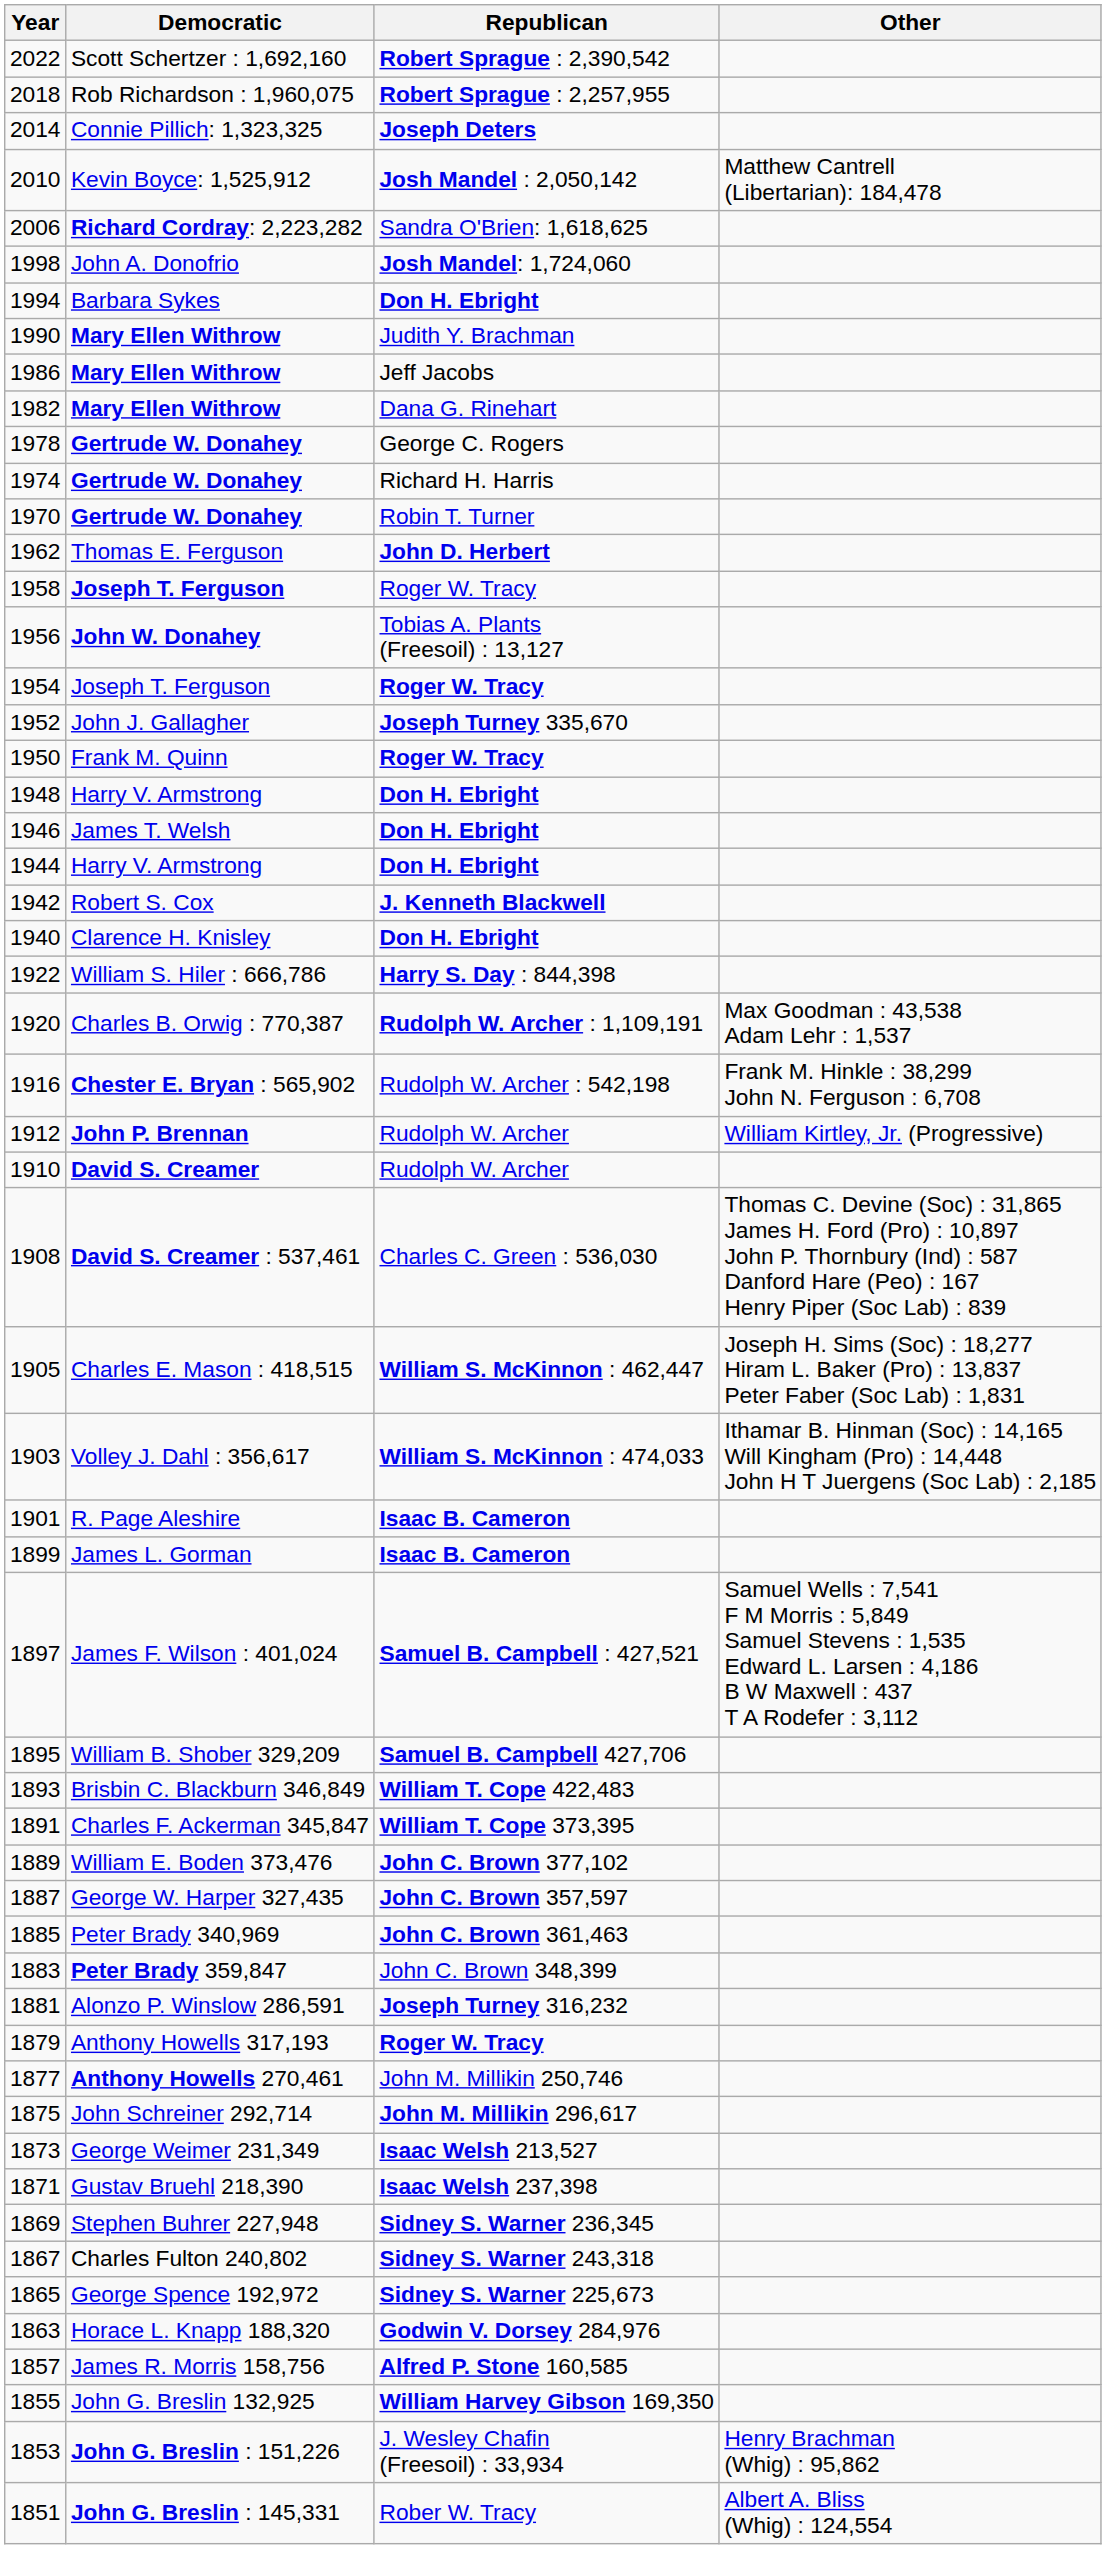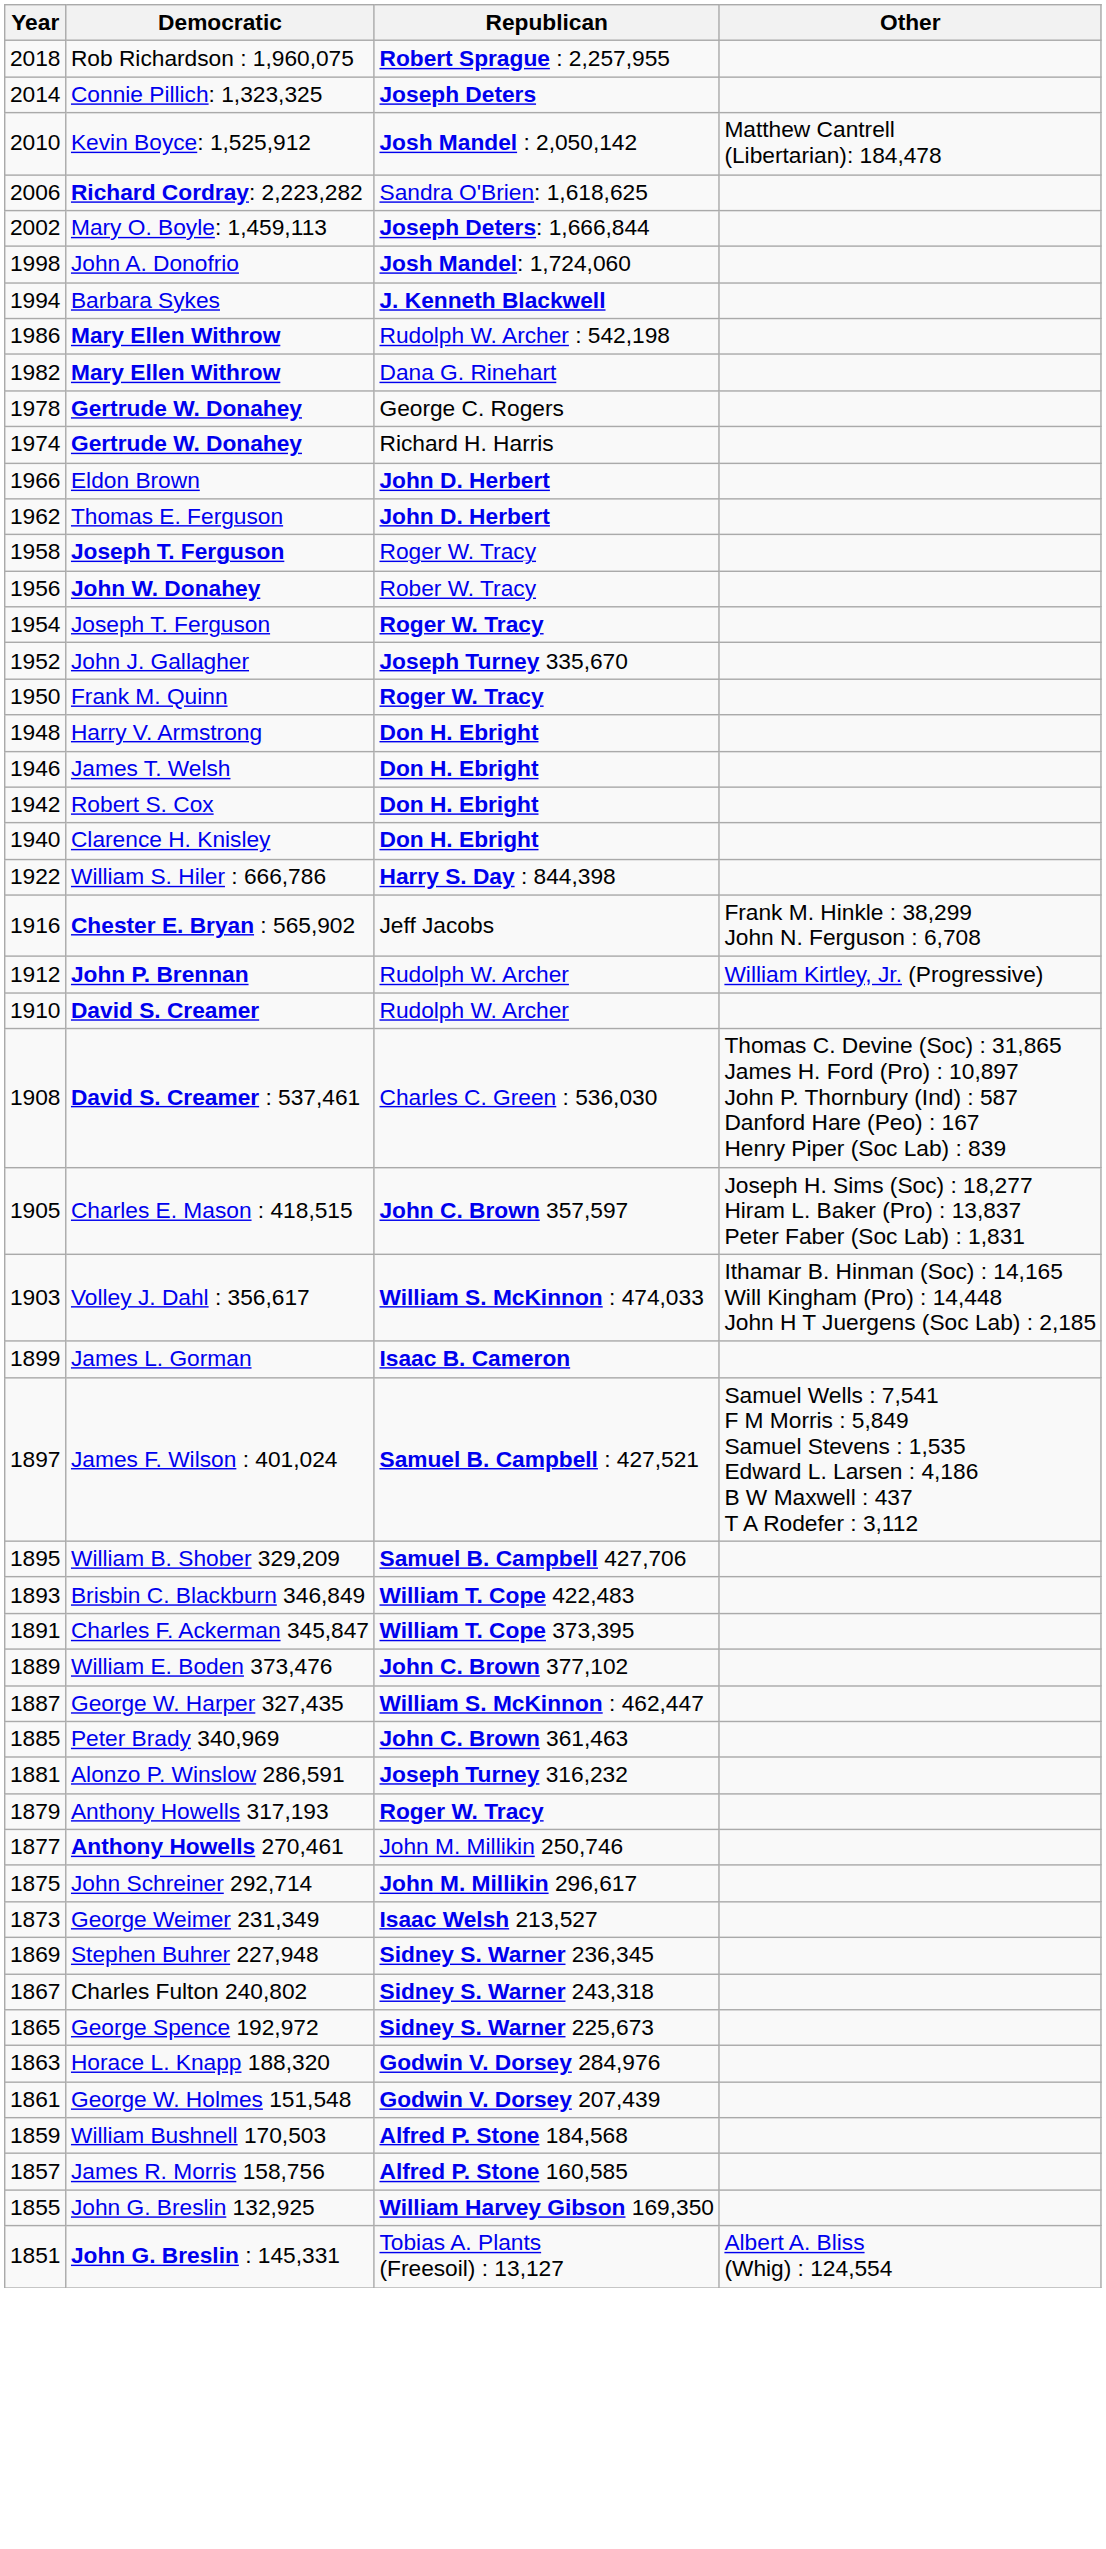- row: (35, 58)
+ row: (35, 228)
(459, 300) Don H. Ebright -> (492, 300) J. Kenneth Blackwell
- row: (35, 336)
(437, 372) Jeff Jacobs -> (525, 336) Rudolph W. Archer : 542,198
- row: (35, 516)
+ row: (35, 480)
(472, 637) Tobias A. Plants (Freesoil) : 13,127 -> (458, 588) Rober W. Tracy
- row: (35, 866)
(492, 902) J. Kenneth Blackwell -> (459, 804) Don H. Ebright
- row: (35, 1023)
(525, 1084) Rudolph W. Archer : 542,198 -> (437, 925) Jeff Jacobs
(542, 1369) William S. McKinnon : 462,447 -> (504, 1210) John C. Brown 357,597
- row: (35, 1518)
(504, 1898) John C. Brown 357,597 -> (542, 1703) William S. McKinnon : 462,447
- row: (35, 1970)
- row: (35, 2186)
+ row: (35, 2099)
+ row: (35, 2135)
- row: (35, 2451)
(458, 2513) Rober W. Tracy -> (472, 2256) Tobias A. Plants (Freesoil) : 13,127
